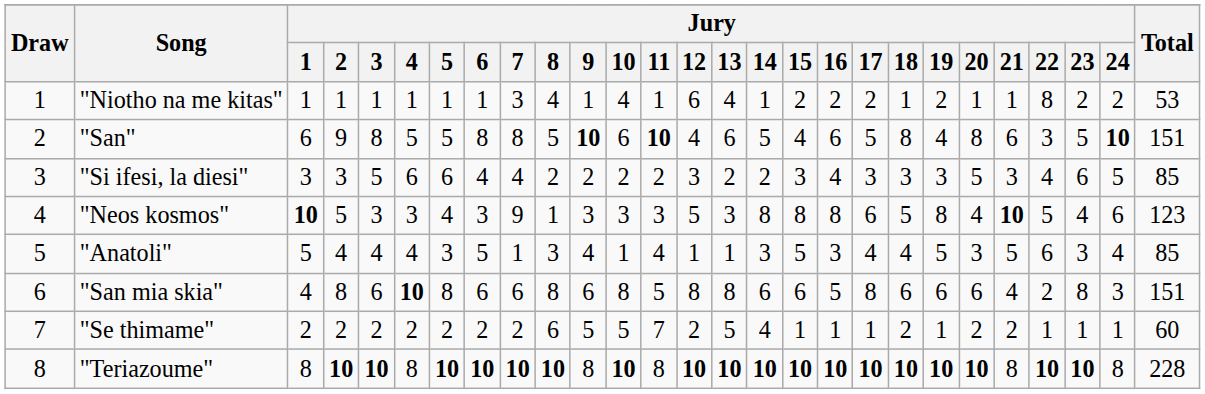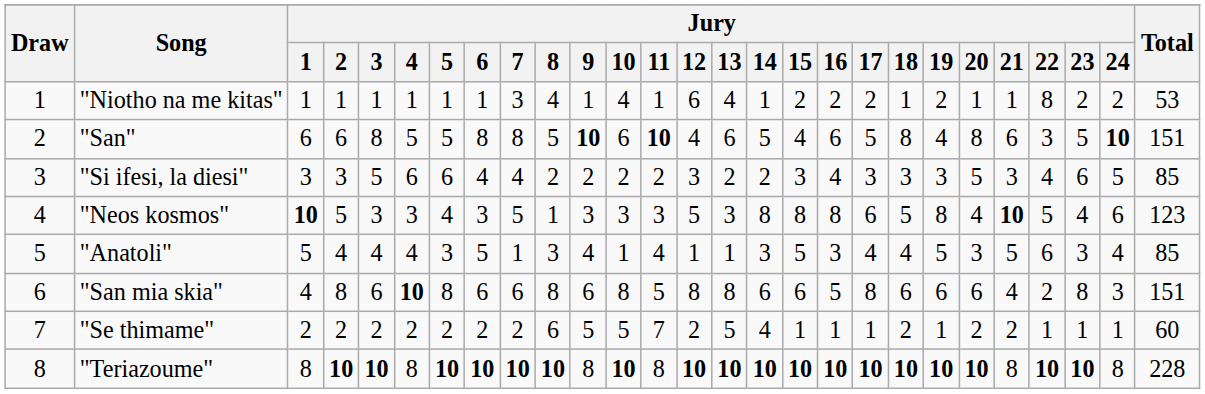(341, 138) 9 -> (341, 138) 6
(518, 215) 9 -> (518, 215) 5
